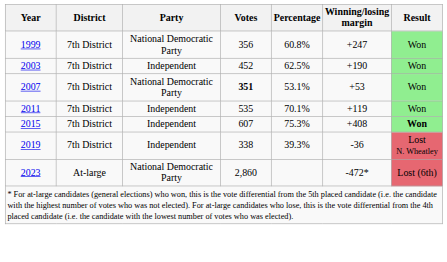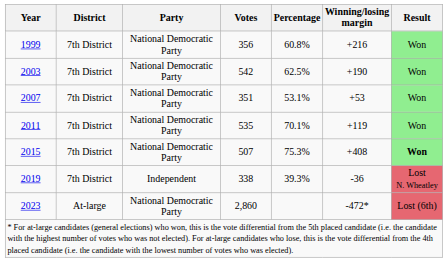(357, 44) +247 -> (357, 44) +216
(172, 66) Independent -> (172, 71) National Democratic Party
(246, 66) 452 -> (246, 71) 542
(246, 87) bold -> (246, 98) normal
(172, 108) Independent -> (172, 125) National Democratic Party
(172, 124) Independent -> (172, 152) National Democratic Party
(246, 124) 607 -> (246, 152) 507
